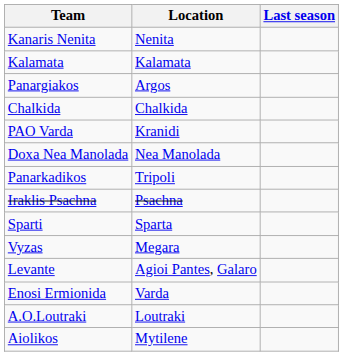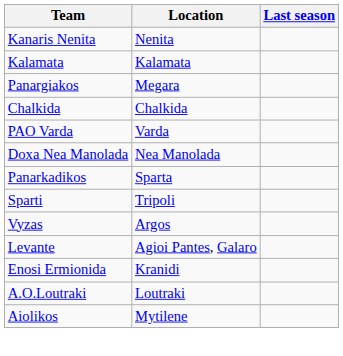(153, 85) Argos -> (157, 85) Megara
(157, 131) Kranidi -> (152, 131) Varda
(155, 177) Tripoli -> (154, 177) Sparta
- row: (52, 200)
(154, 223) Sparta -> (155, 200) Tripoli
(157, 246) Megara -> (153, 223) Argos
(152, 293) Varda -> (157, 270) Kranidi
